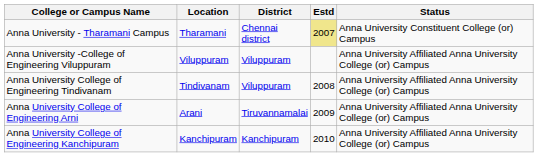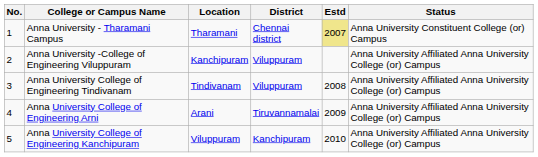+ column: (14, 12)
(204, 59) Viluppuram -> (220, 59) Kanchipuram
(208, 139) Kanchipuram -> (215, 139) Viluppuram
